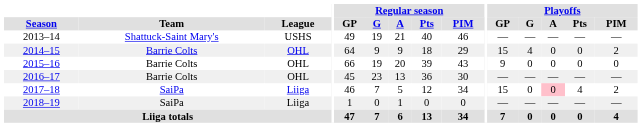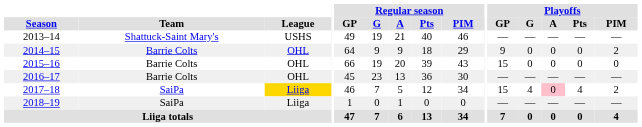(503, 50) 15 -> (503, 50) 9
(530, 50) 4 -> (530, 50) 0
(503, 63) 9 -> (503, 63) 15
(298, 89) no background -> (298, 89) gold background
(530, 89) 0 -> (530, 89) 4
